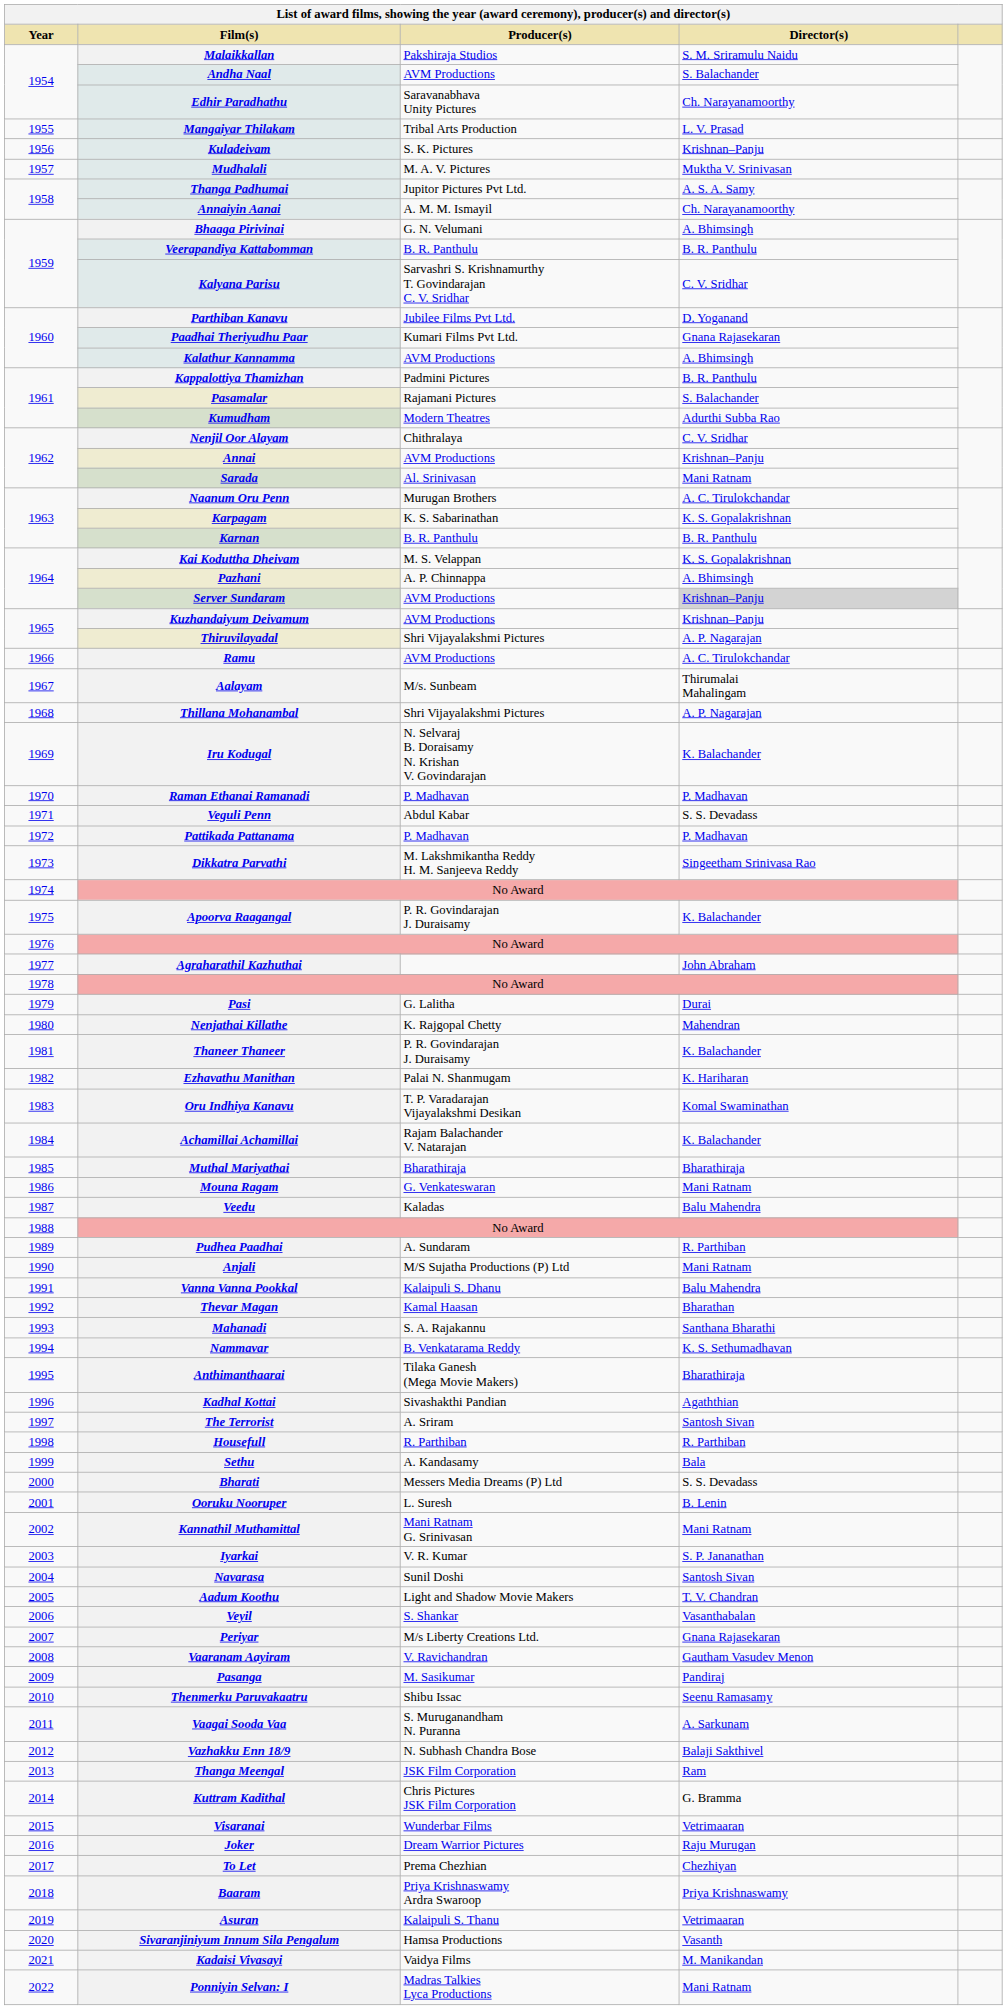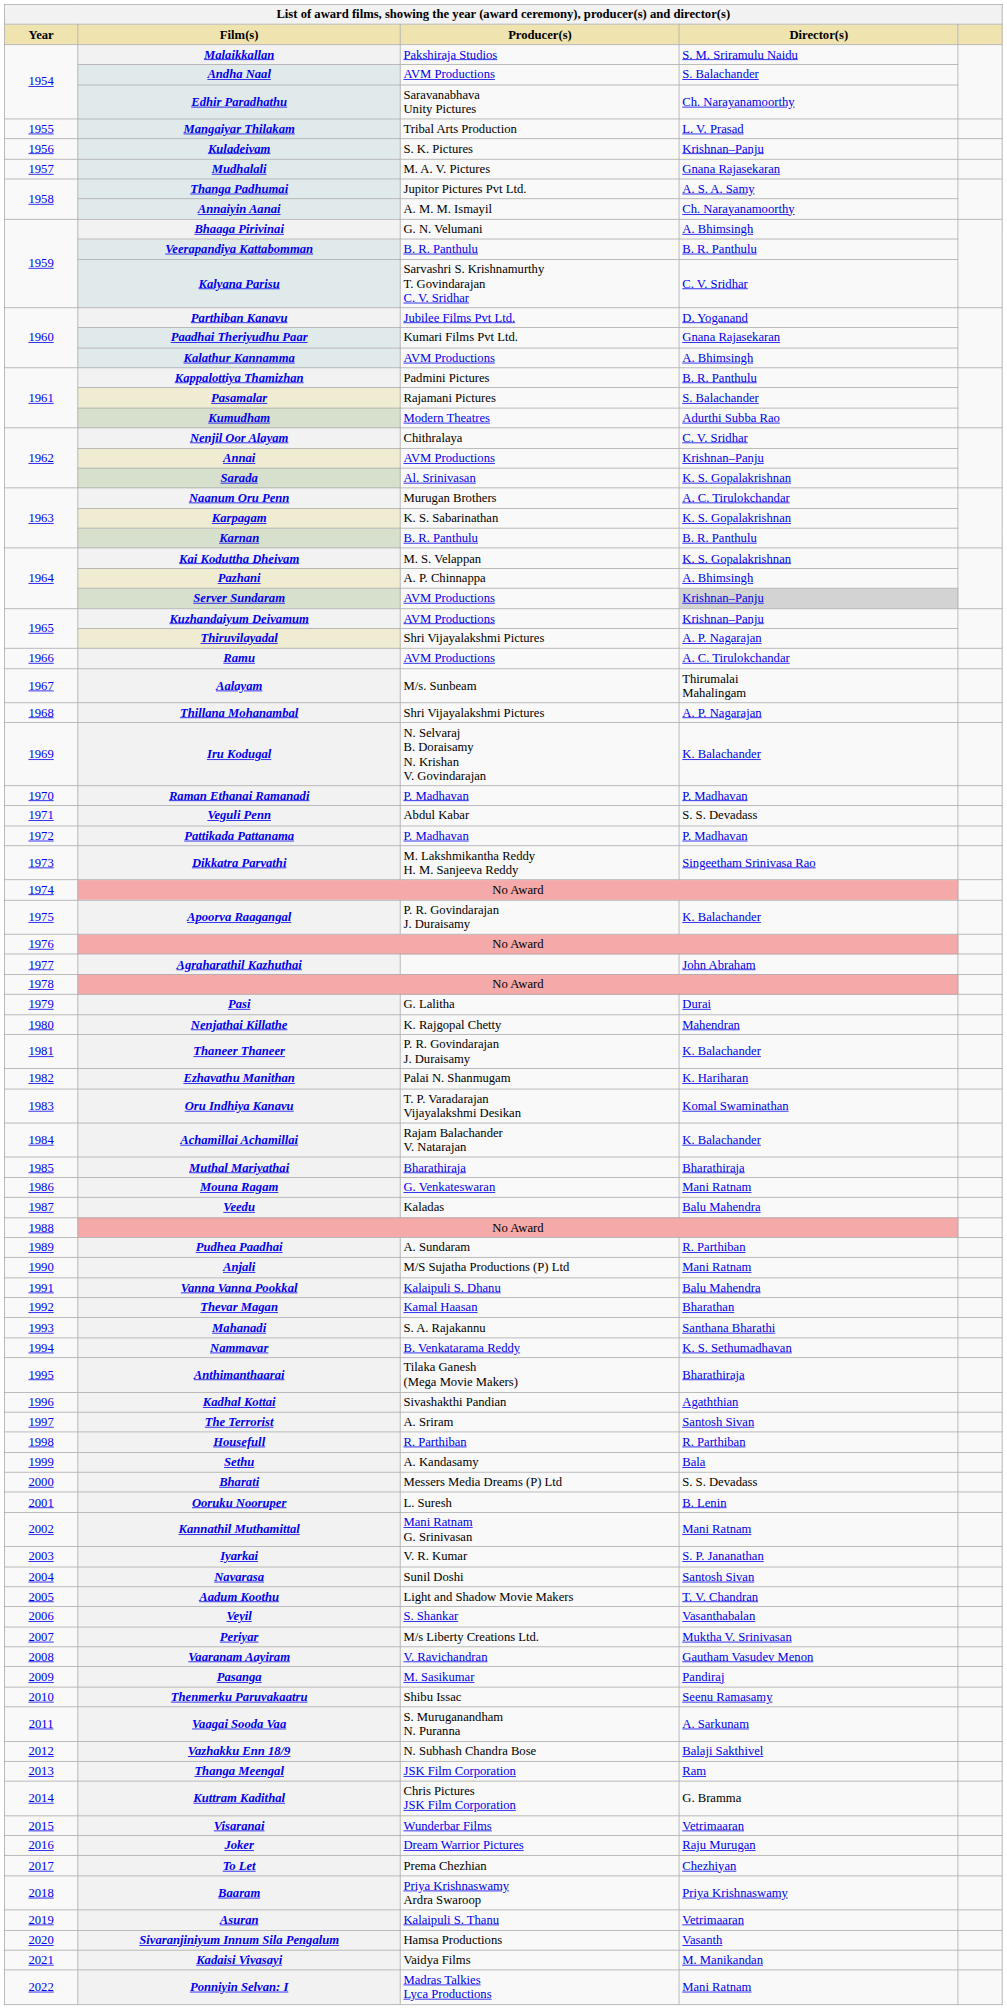(737, 169) Muktha V. Srinivasan -> (731, 169) Gnana Rajasekaran
(717, 478) Mani Ratnam -> (737, 478) K. S. Gopalakrishnan
(731, 1636) Gnana Rajasekaran -> (737, 1636) Muktha V. Srinivasan
